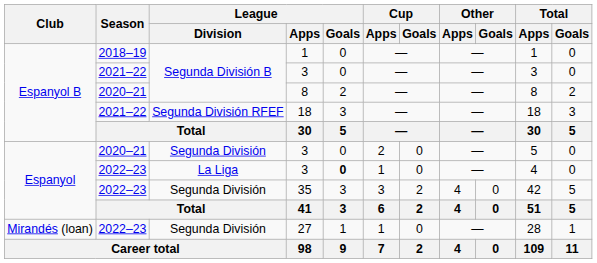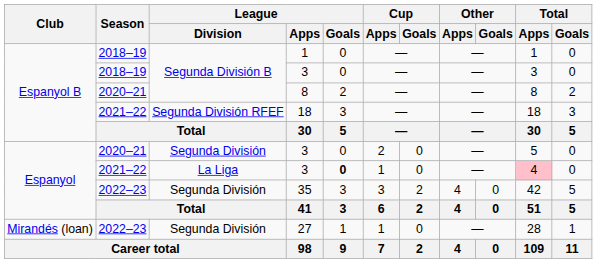(122, 72) 2021–22 -> (122, 72) 2018–19
(122, 170) 2022–23 -> (122, 170) 2021–22
(534, 170) no background -> (534, 170) pink background
